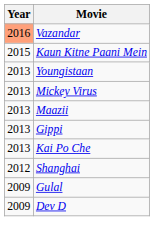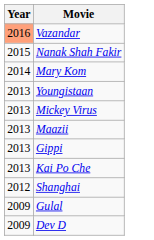- row: (91, 52)
+ row: (79, 52)
+ row: (61, 72)
